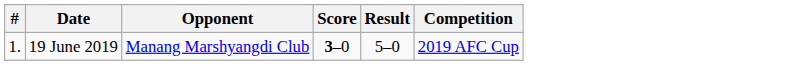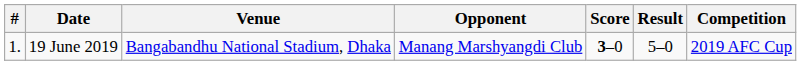+ column: (258, 18)
